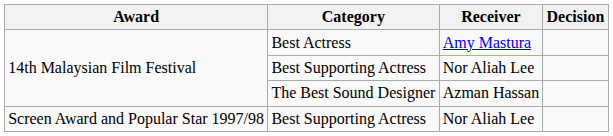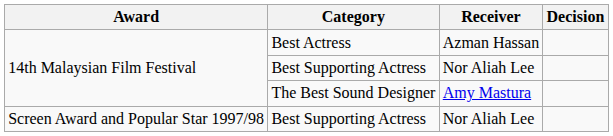(487, 42) Amy Mastura -> (491, 42) Azman Hassan
(491, 93) Azman Hassan -> (487, 93) Amy Mastura
